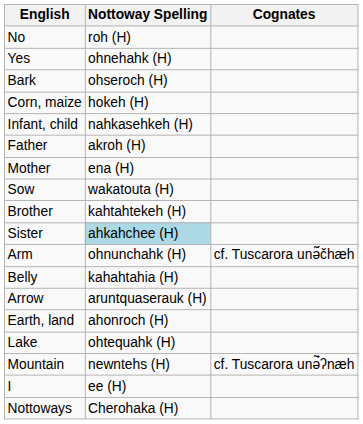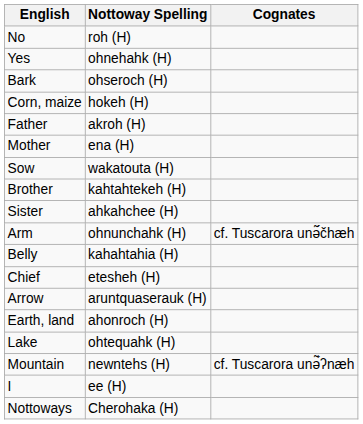- row: (43, 124)
(133, 233) lightblue background -> (133, 211) no background
+ row: (24, 277)
